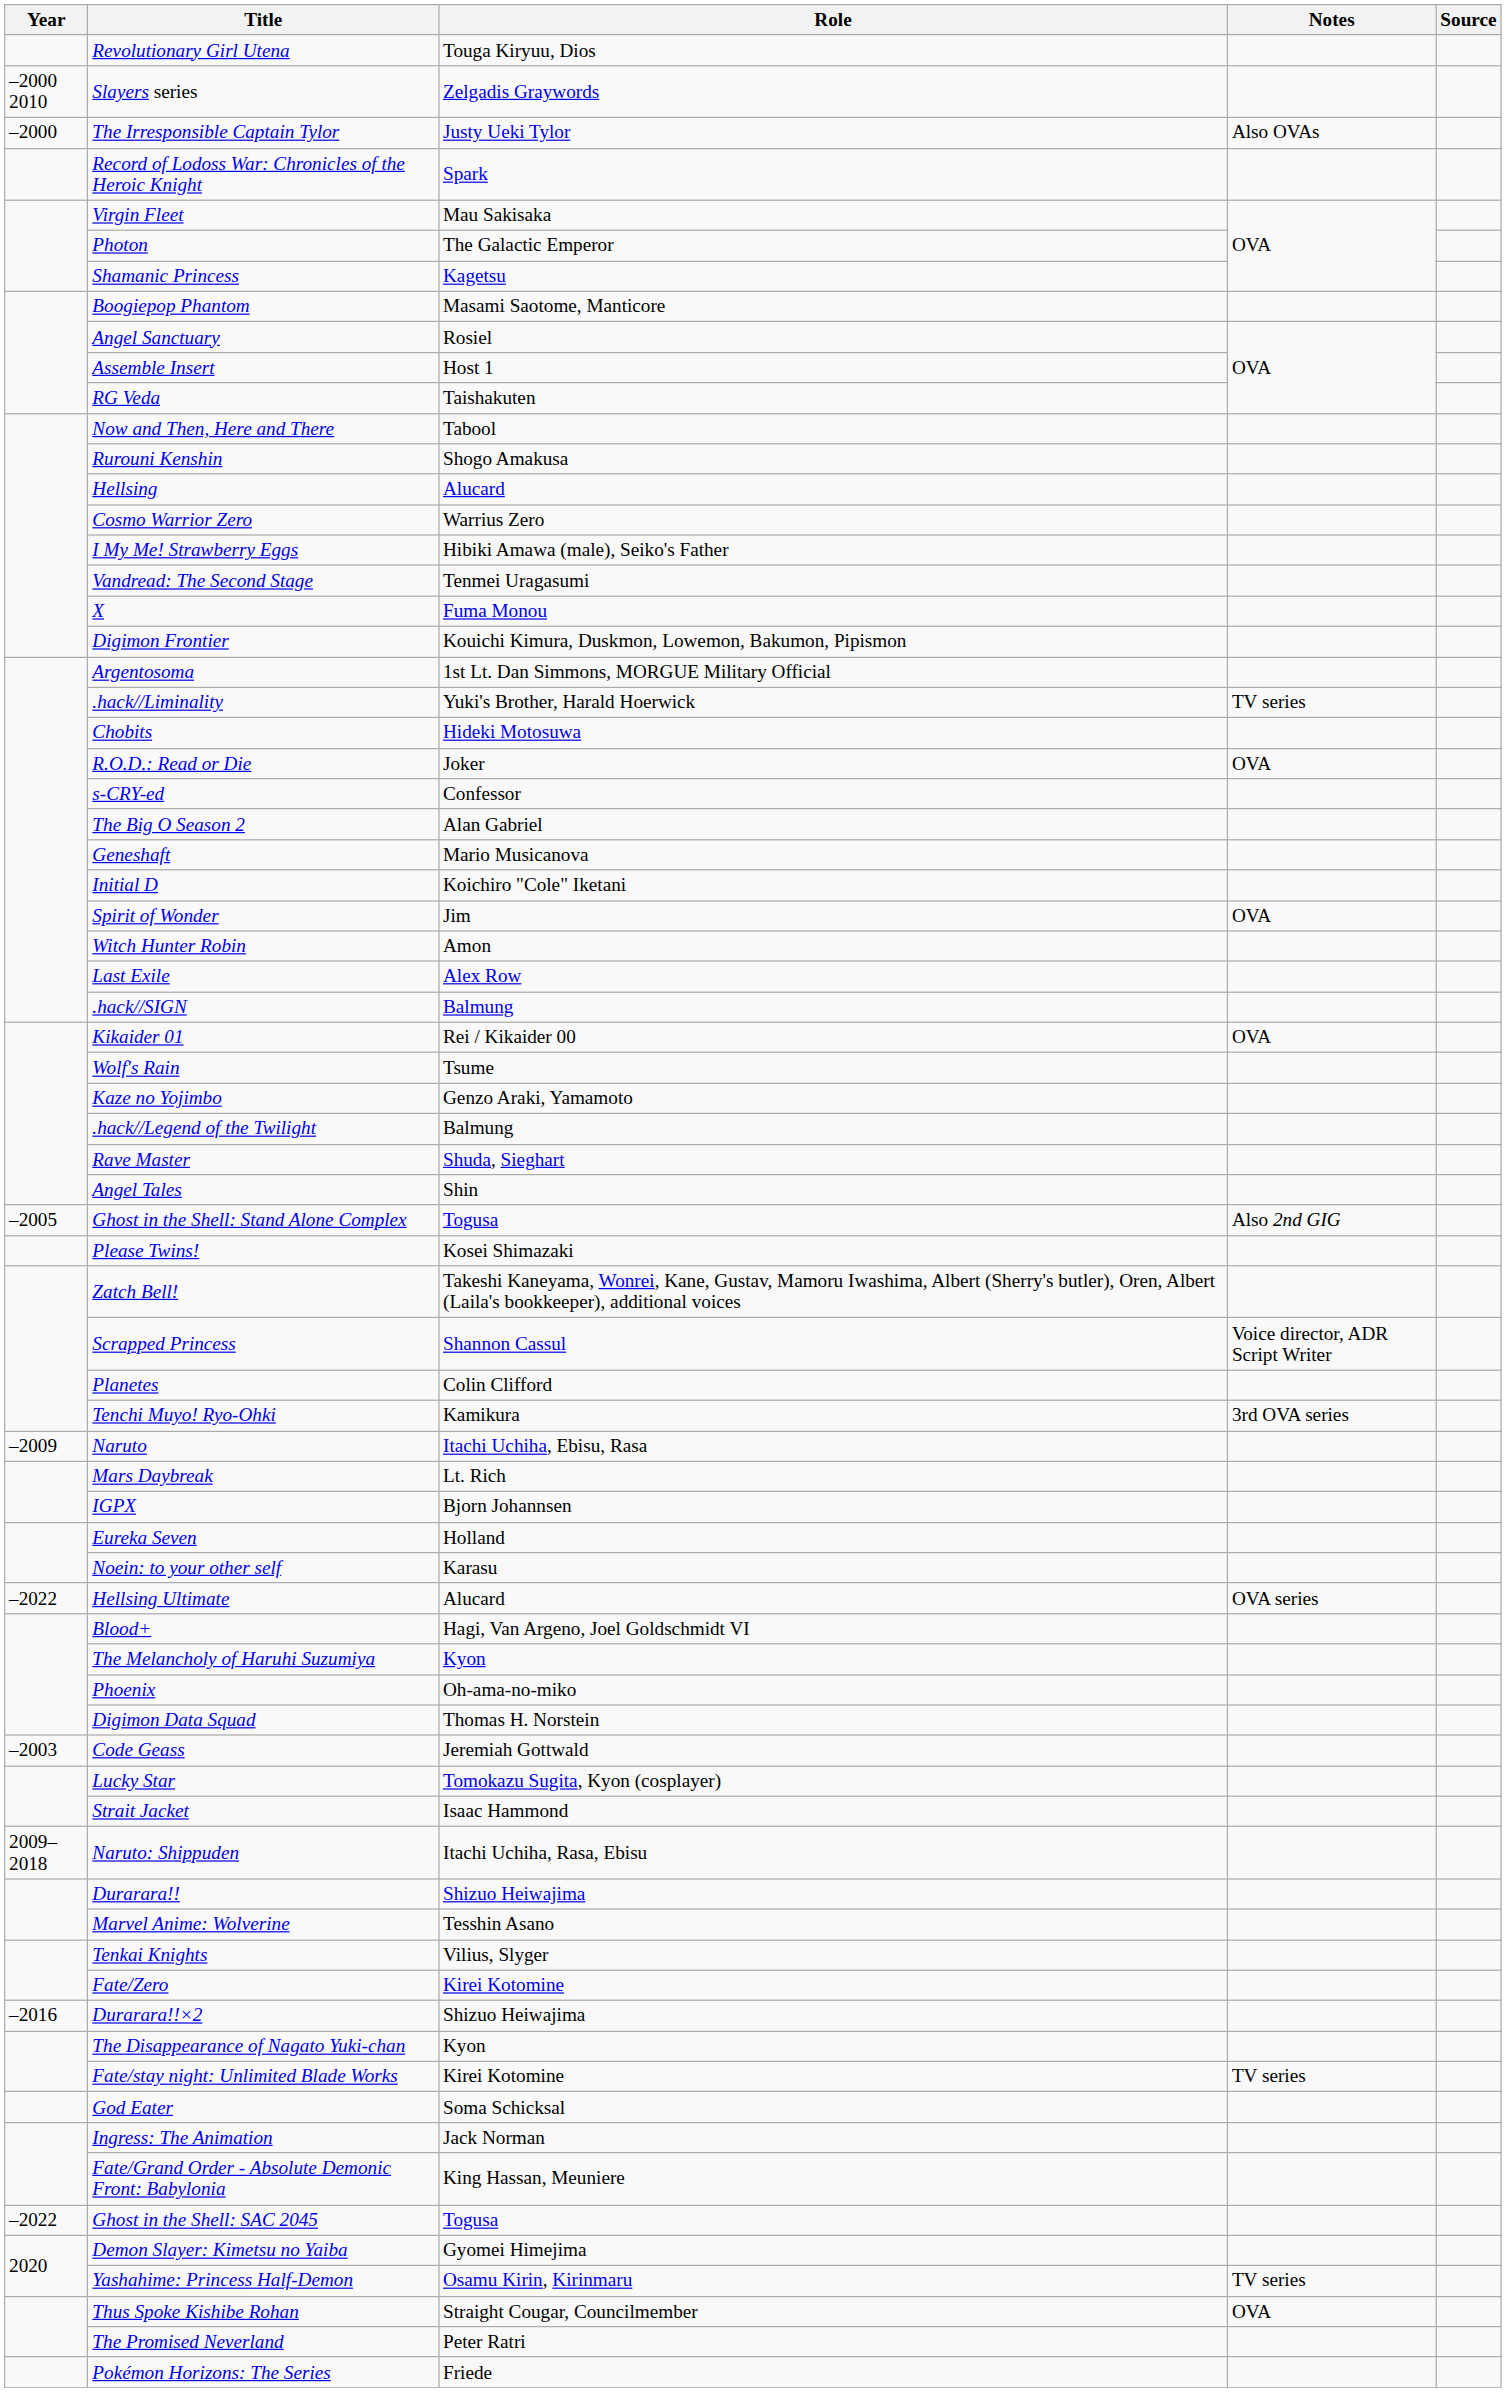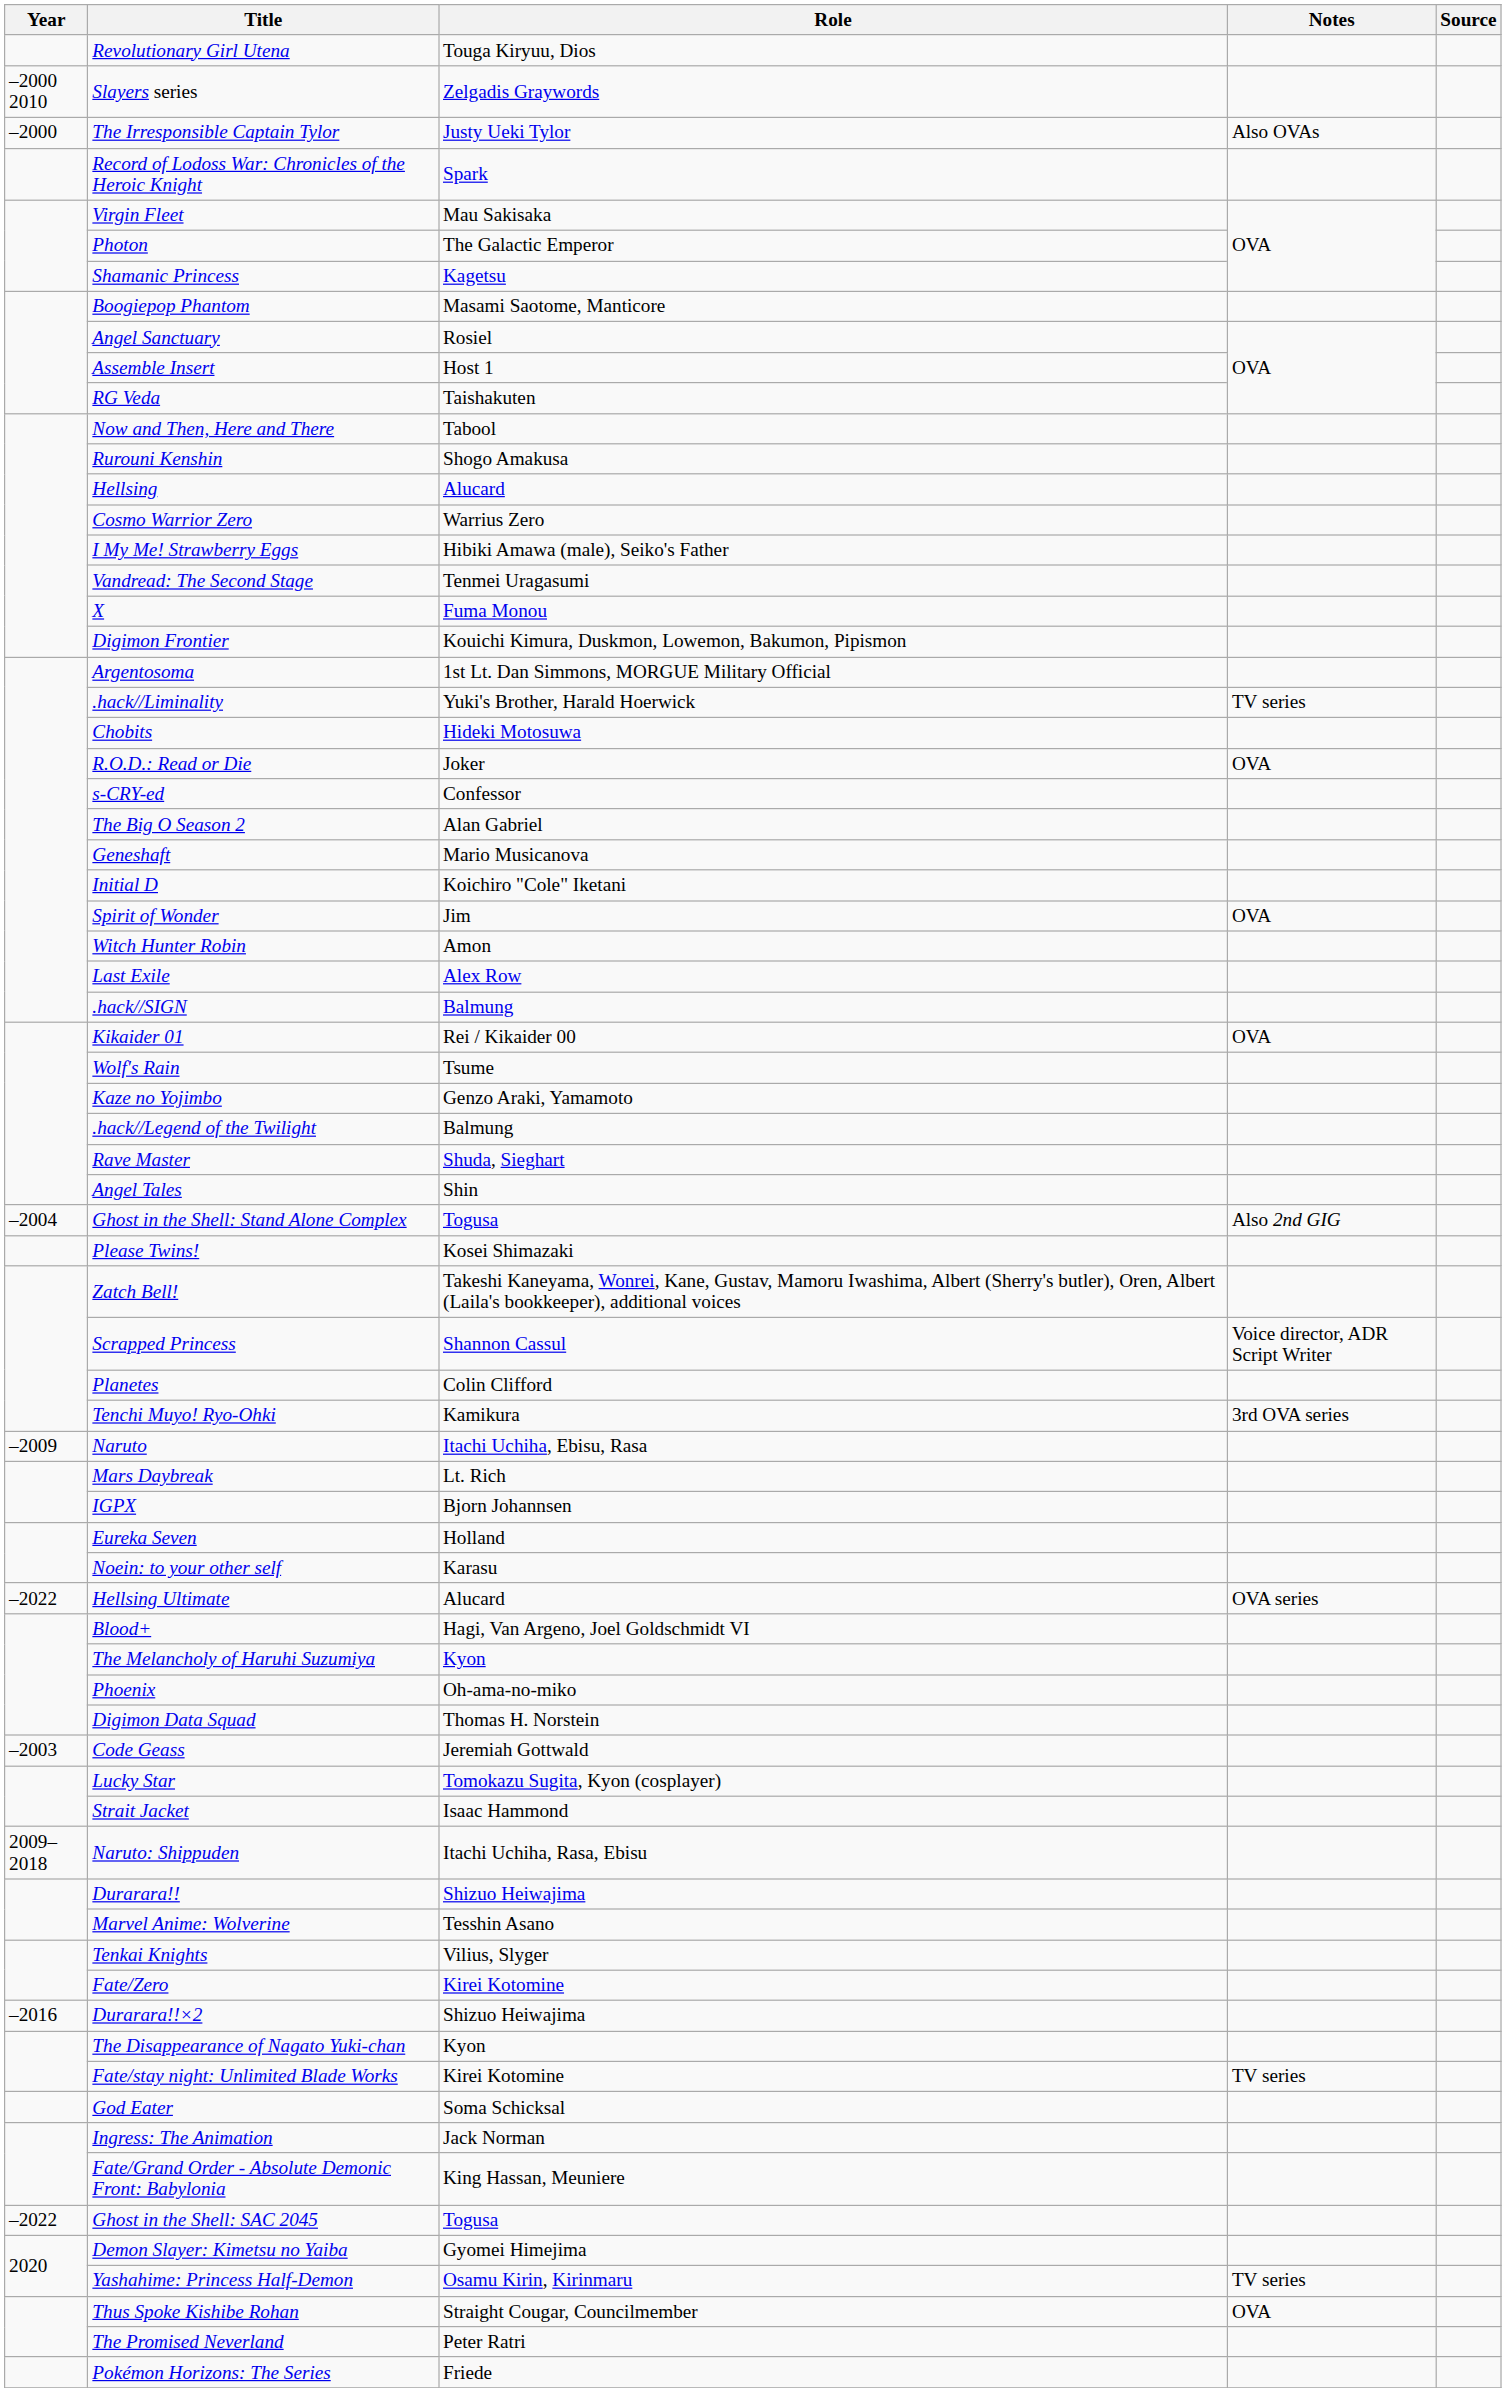(33, 1220) –2005 -> (33, 1220) –2004
